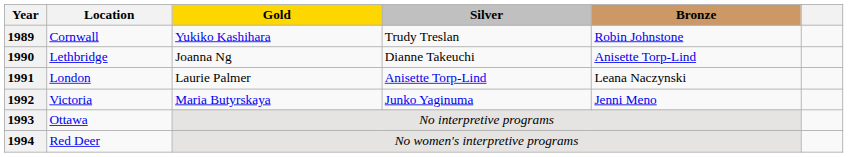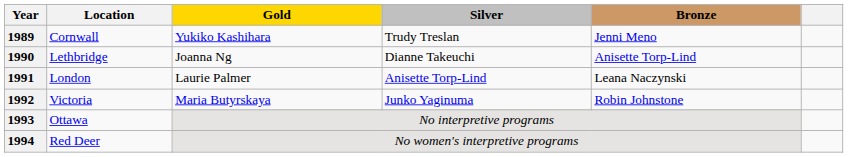(639, 36) Robin Johnstone -> (626, 36) Jenni Meno
(626, 99) Jenni Meno -> (639, 99) Robin Johnstone
